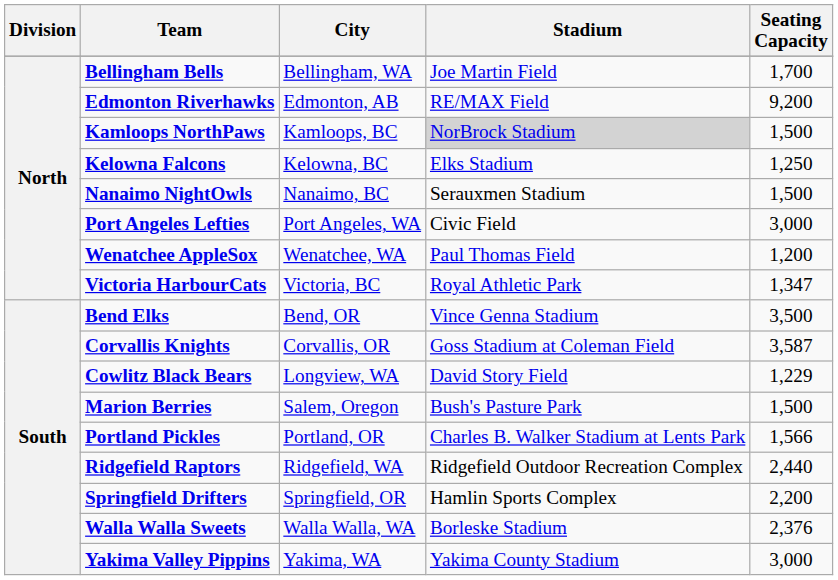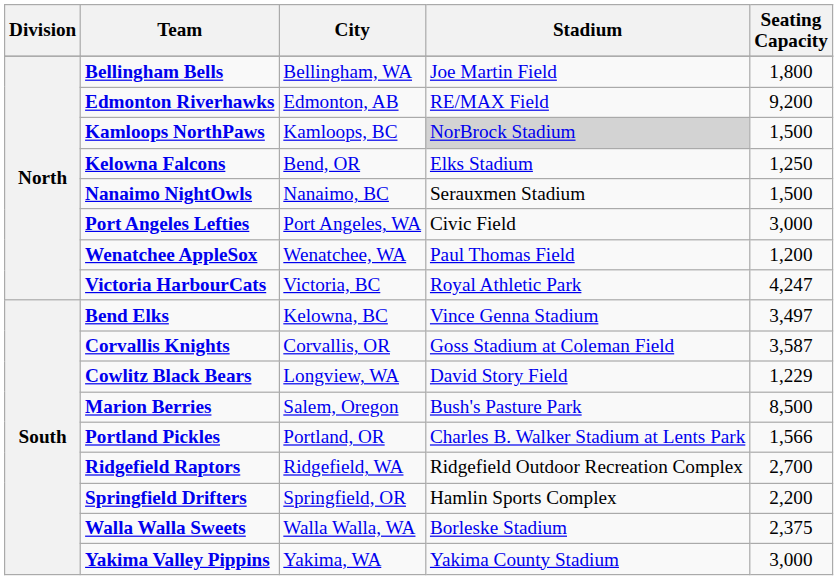(791, 71) 1,700 -> (791, 71) 1,800
(336, 163) Kelowna, BC -> (322, 163) Bend, OR
(791, 284) 1,347 -> (791, 284) 4,247
(322, 315) Bend, OR -> (336, 315) Kelowna, BC
(791, 315) 3,500 -> (791, 315) 3,497
(791, 406) 1,500 -> (791, 406) 8,500
(791, 467) 2,440 -> (791, 467) 2,700
(791, 528) 2,376 -> (791, 528) 2,375
